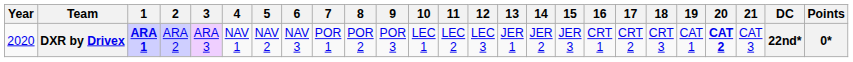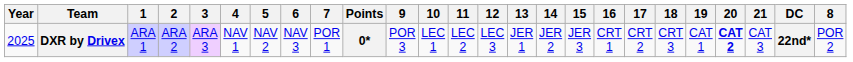columns swapped: (360, 14) <-> (826, 14)
(21, 40) 2020 -> (21, 40) 2025
(144, 40) bold -> (143, 40) normal
